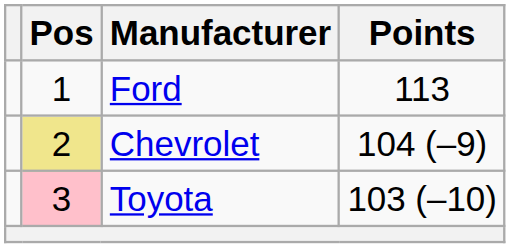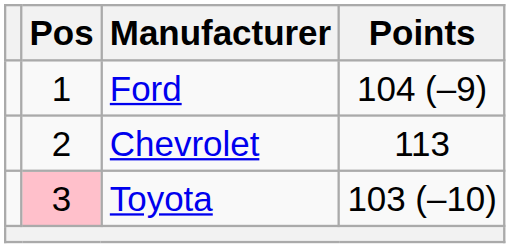(422, 88) 113 -> (422, 88) 104 (–9)
(62, 144) khaki background -> (62, 144) no background
(422, 144) 104 (–9) -> (422, 144) 113
